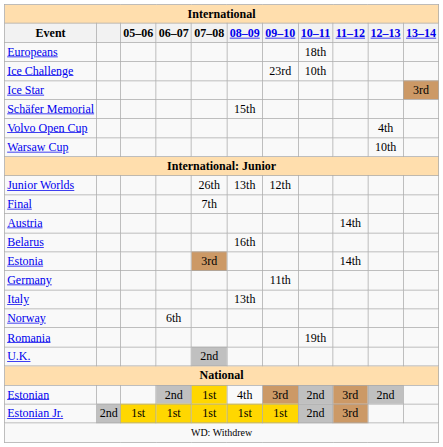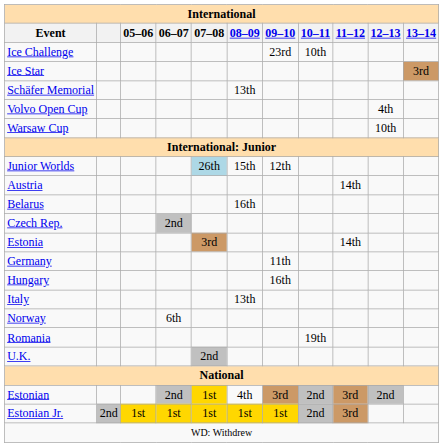- row: (32, 52)
(245, 109) 15th -> (245, 90) 13th
(209, 185) no background -> (209, 166) lightblue background
(245, 185) 13th -> (245, 166) 15th
- row: (19, 204)
+ row: (35, 223)
+ row: (28, 280)
